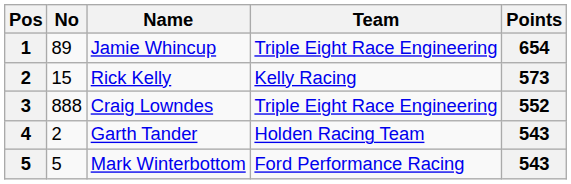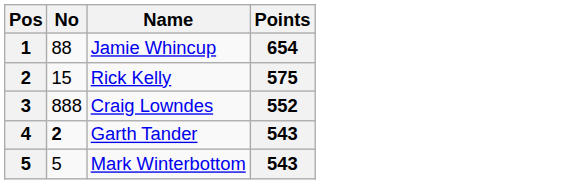- column: (376, 19)
(62, 48) 89 -> (62, 48) 88
(534, 77) 573 -> (282, 77) 575
(56, 135) normal -> (56, 135) bold
